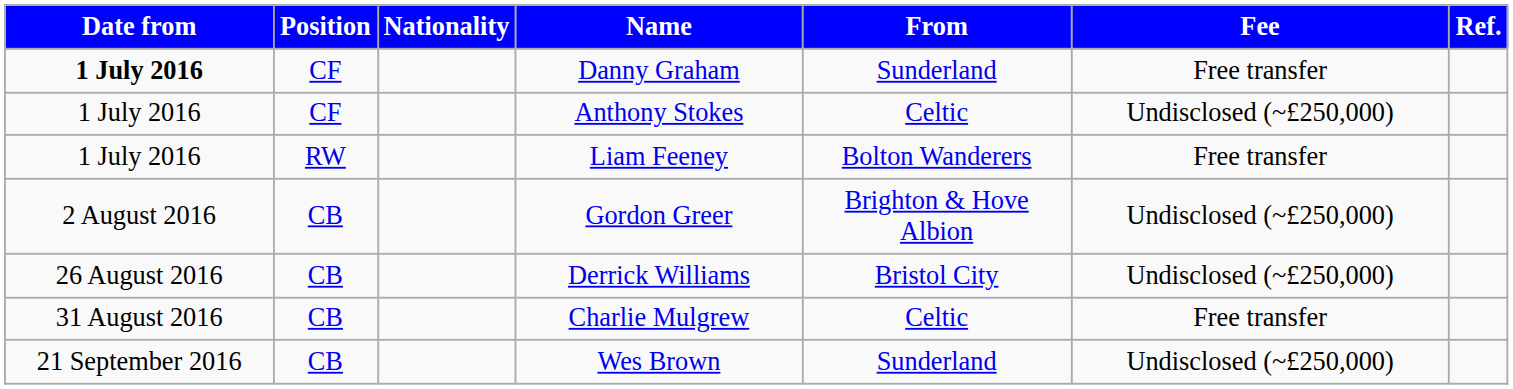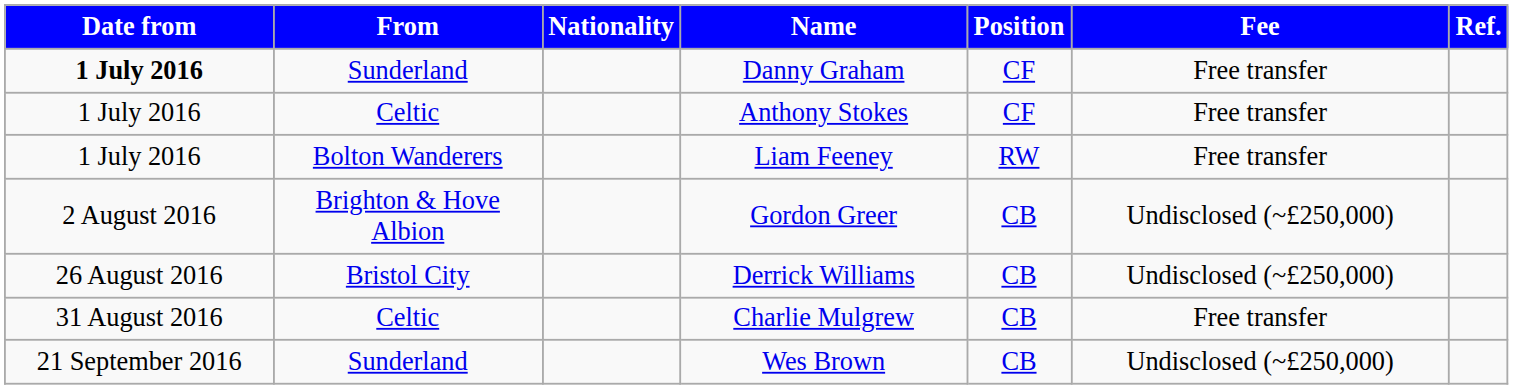columns swapped: (325, 26) <-> (937, 26)
(1260, 113) Undisclosed (~£250,000) -> (1260, 113) Free transfer
